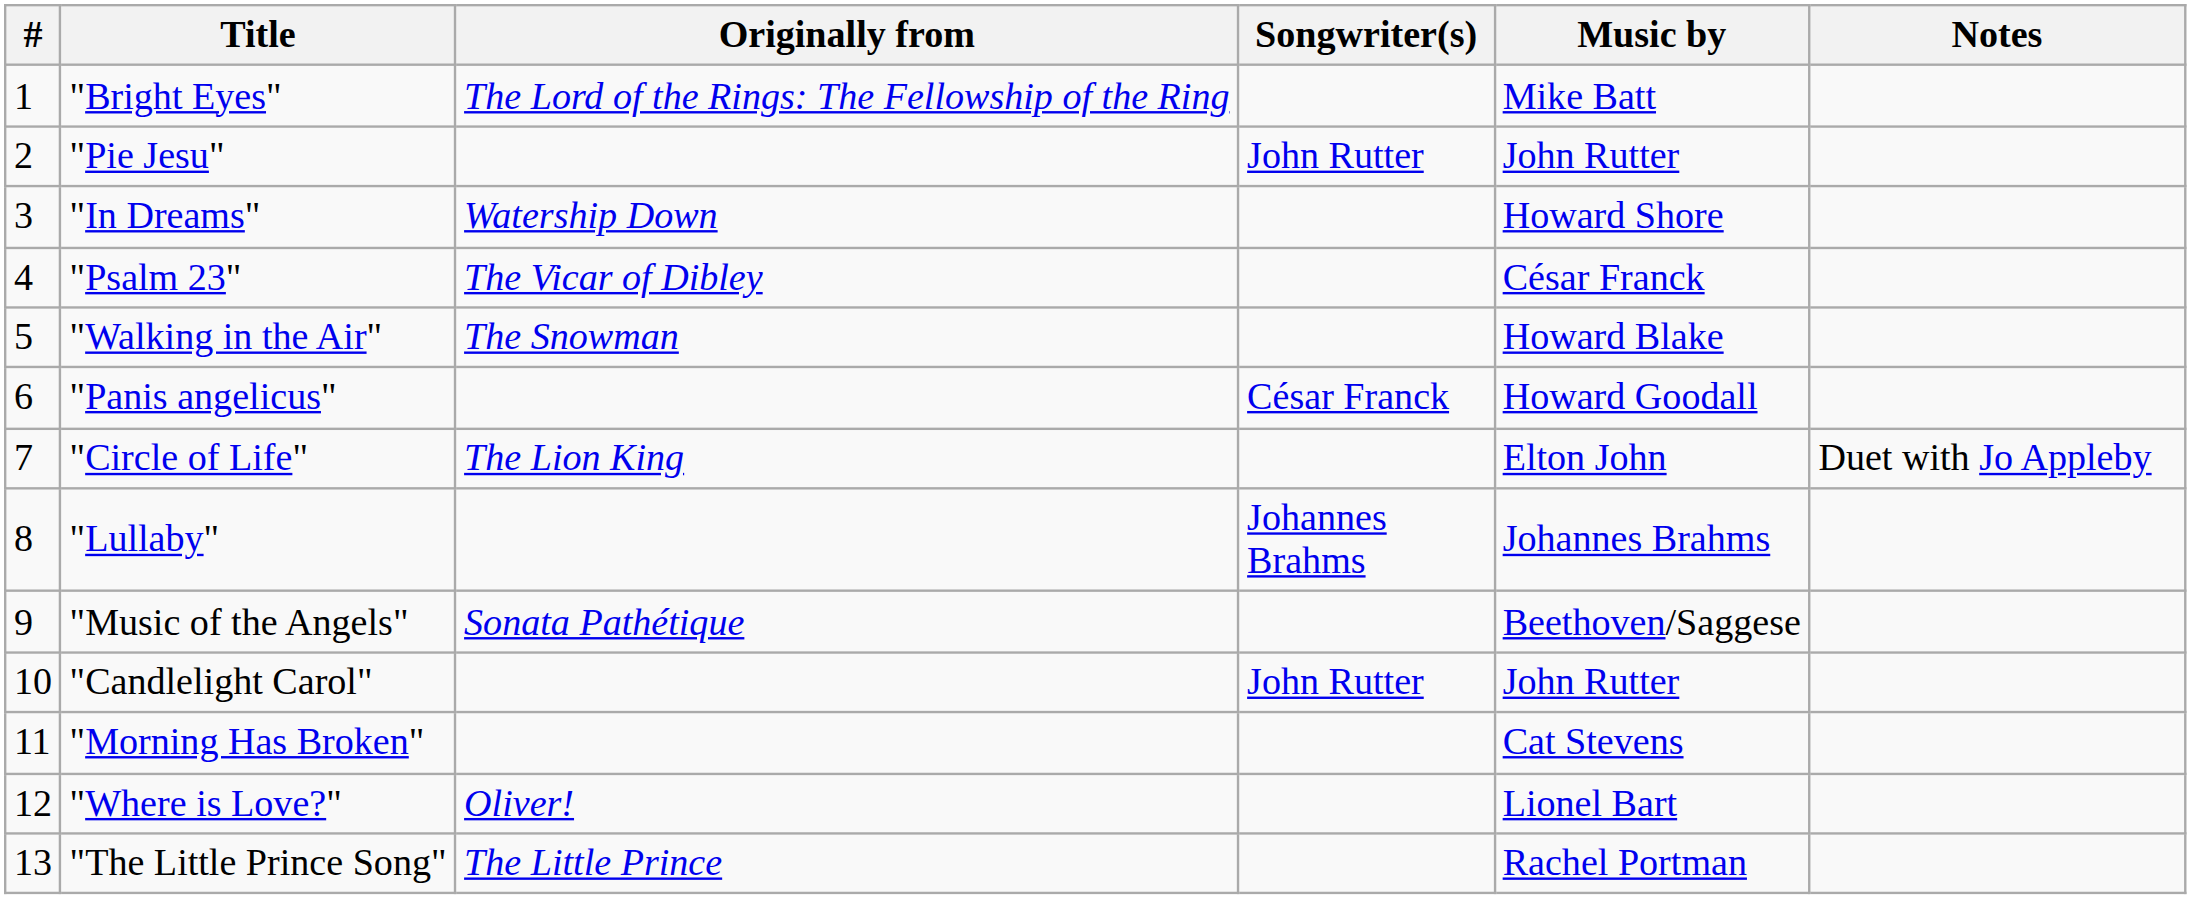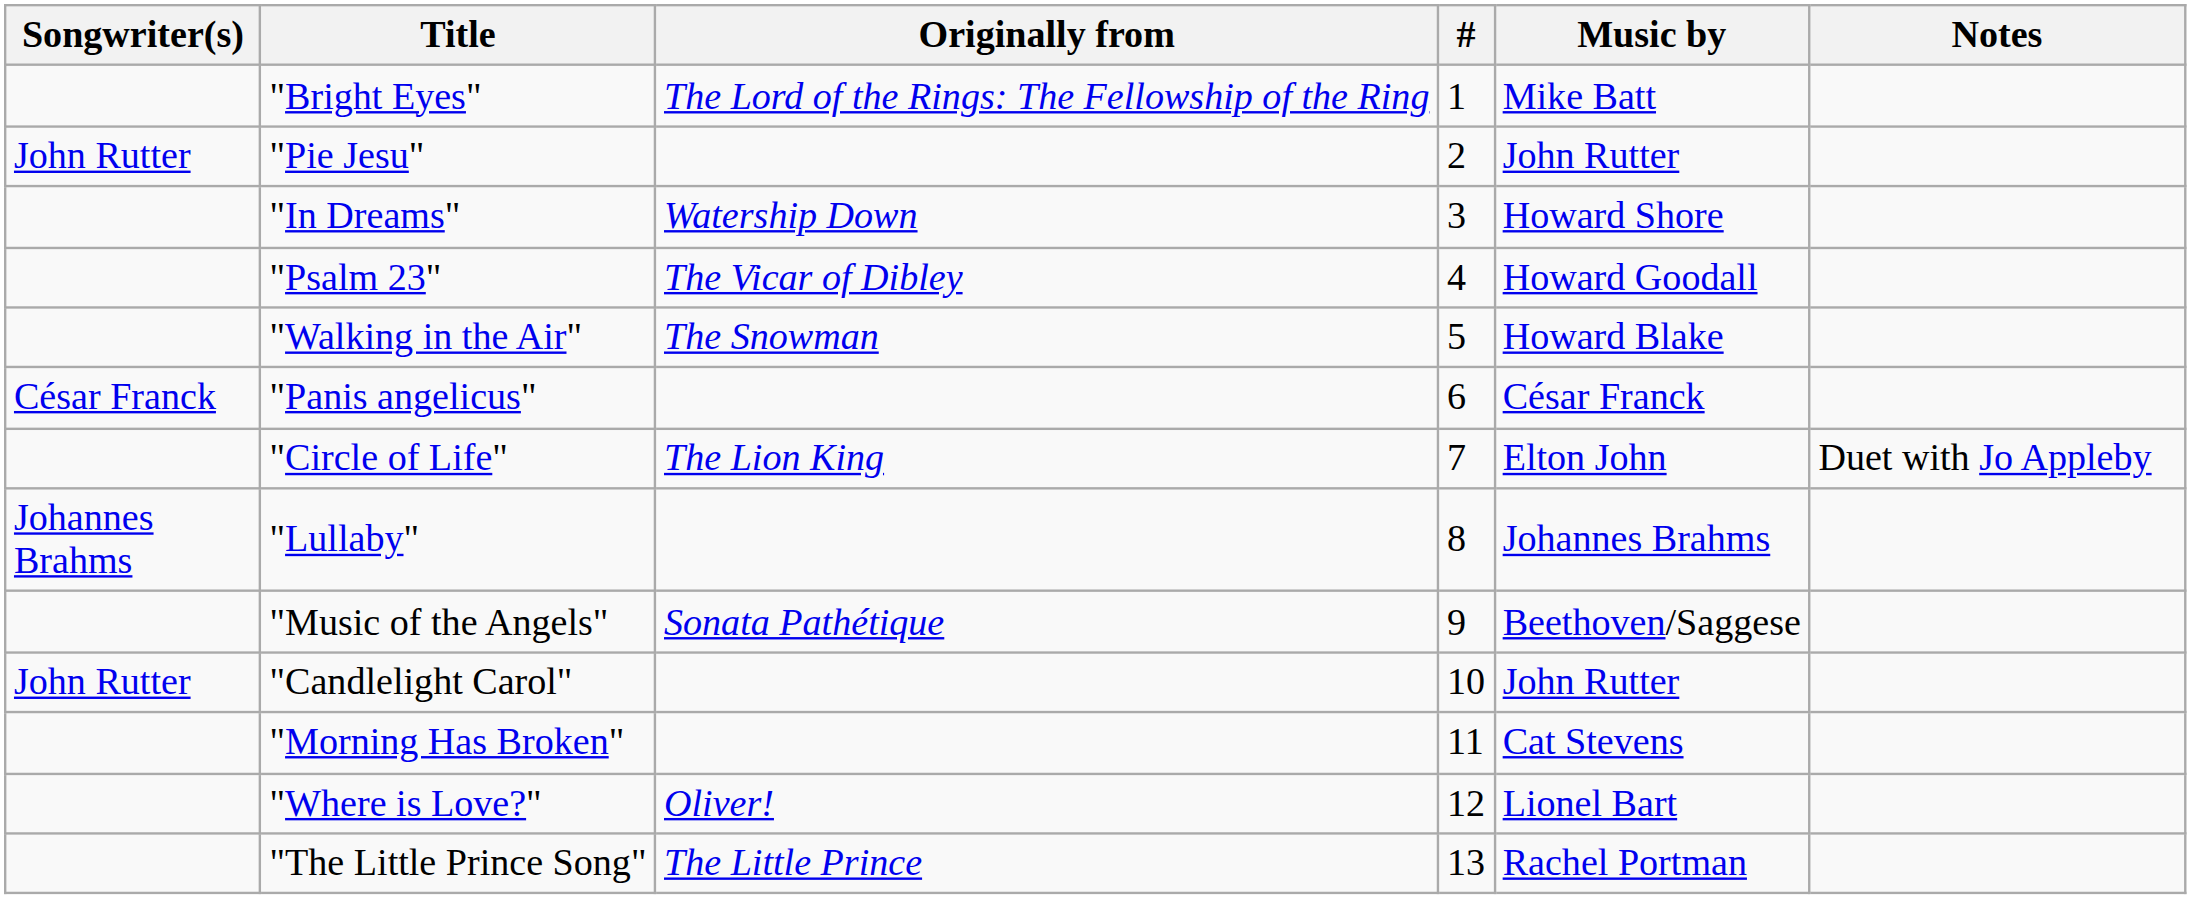columns swapped: (33, 34) <-> (1366, 34)
(1604, 276) César Franck -> (1630, 276) Howard Goodall
(1630, 397) Howard Goodall -> (1604, 397) César Franck
